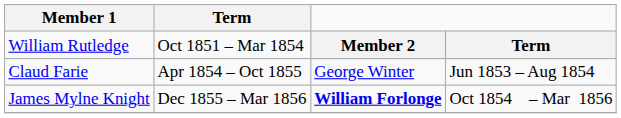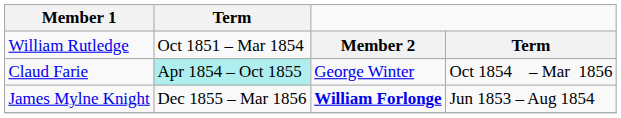(230, 71) no background -> (230, 71) paleturquoise background
(522, 71) Jun 1853 – Aug 1854 -> (531, 71) Oct 1854 – Mar 1856
(531, 98) Oct 1854 – Mar 1856 -> (522, 98) Jun 1853 – Aug 1854
